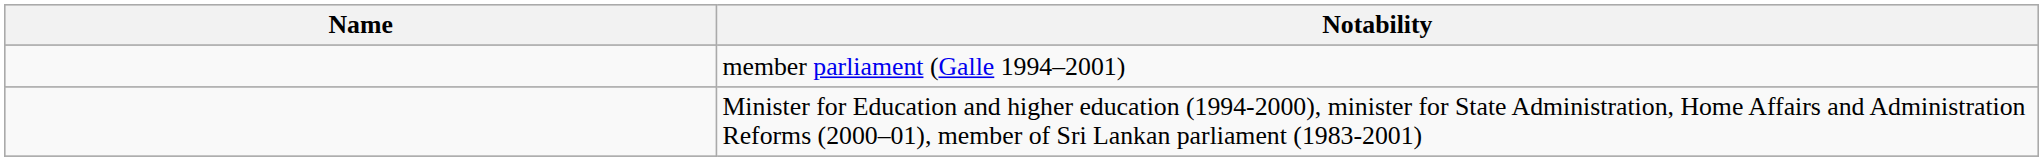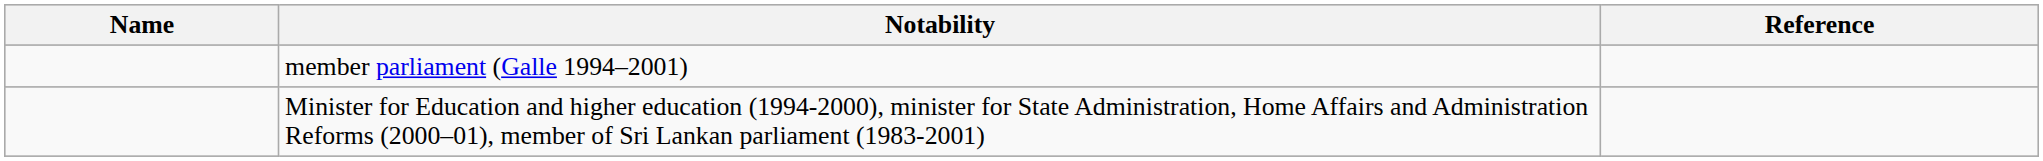+ column: (1820, 24)
